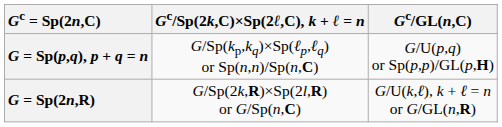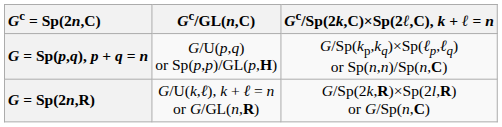columns swapped: (260, 18) <-> (433, 18)
